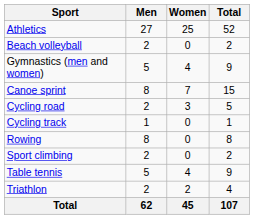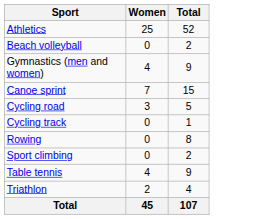- column: (146, 12)
